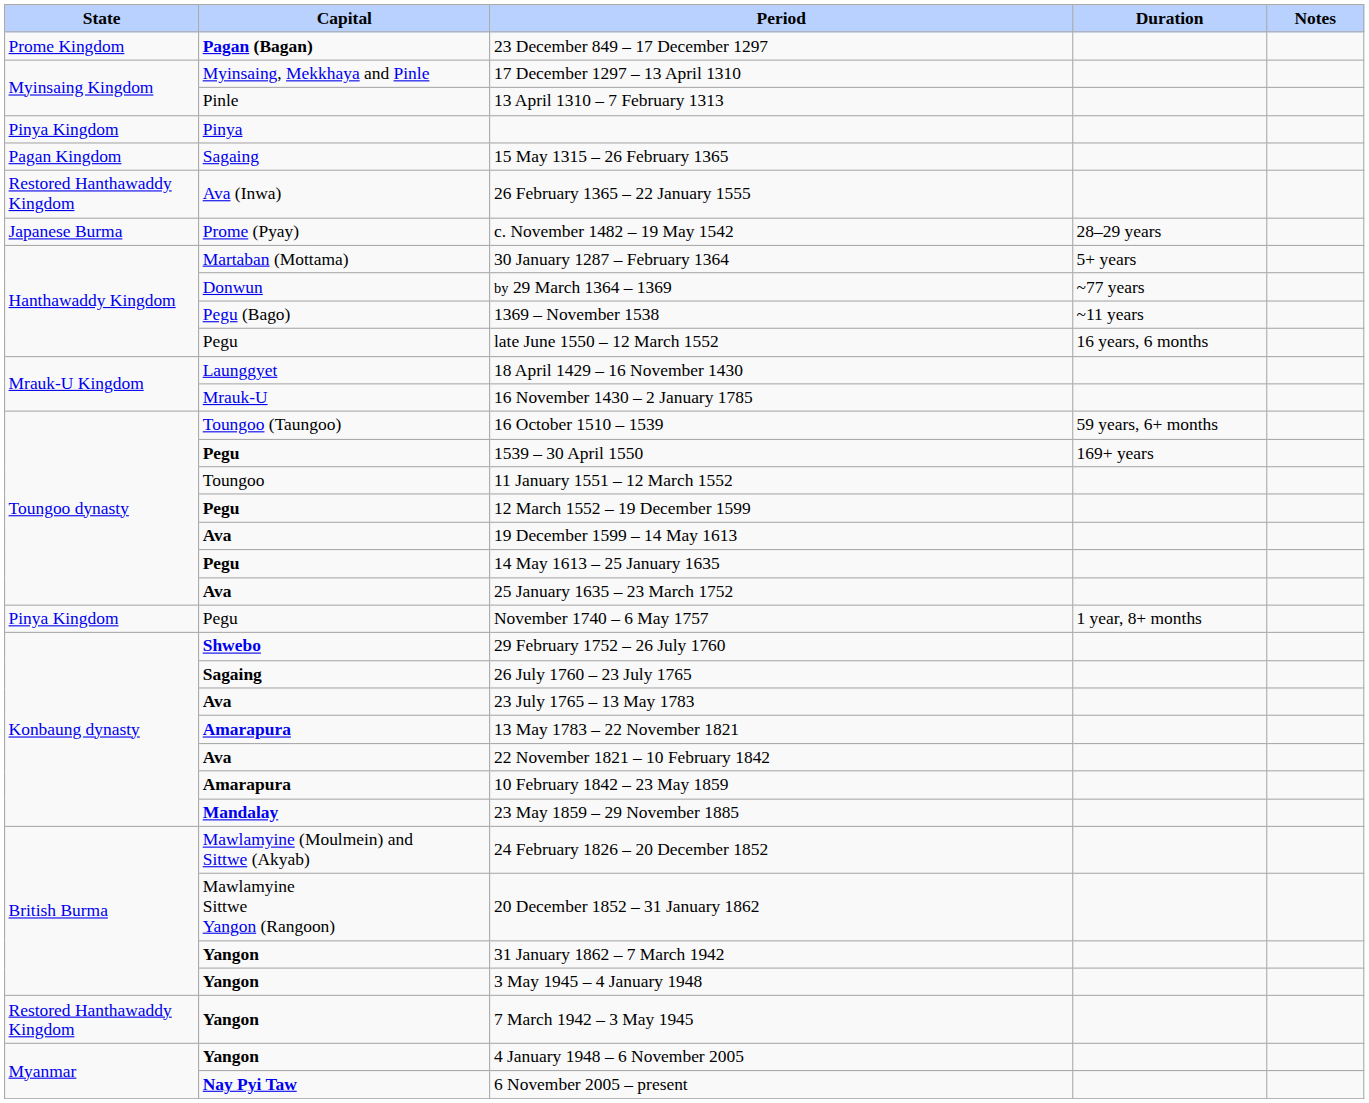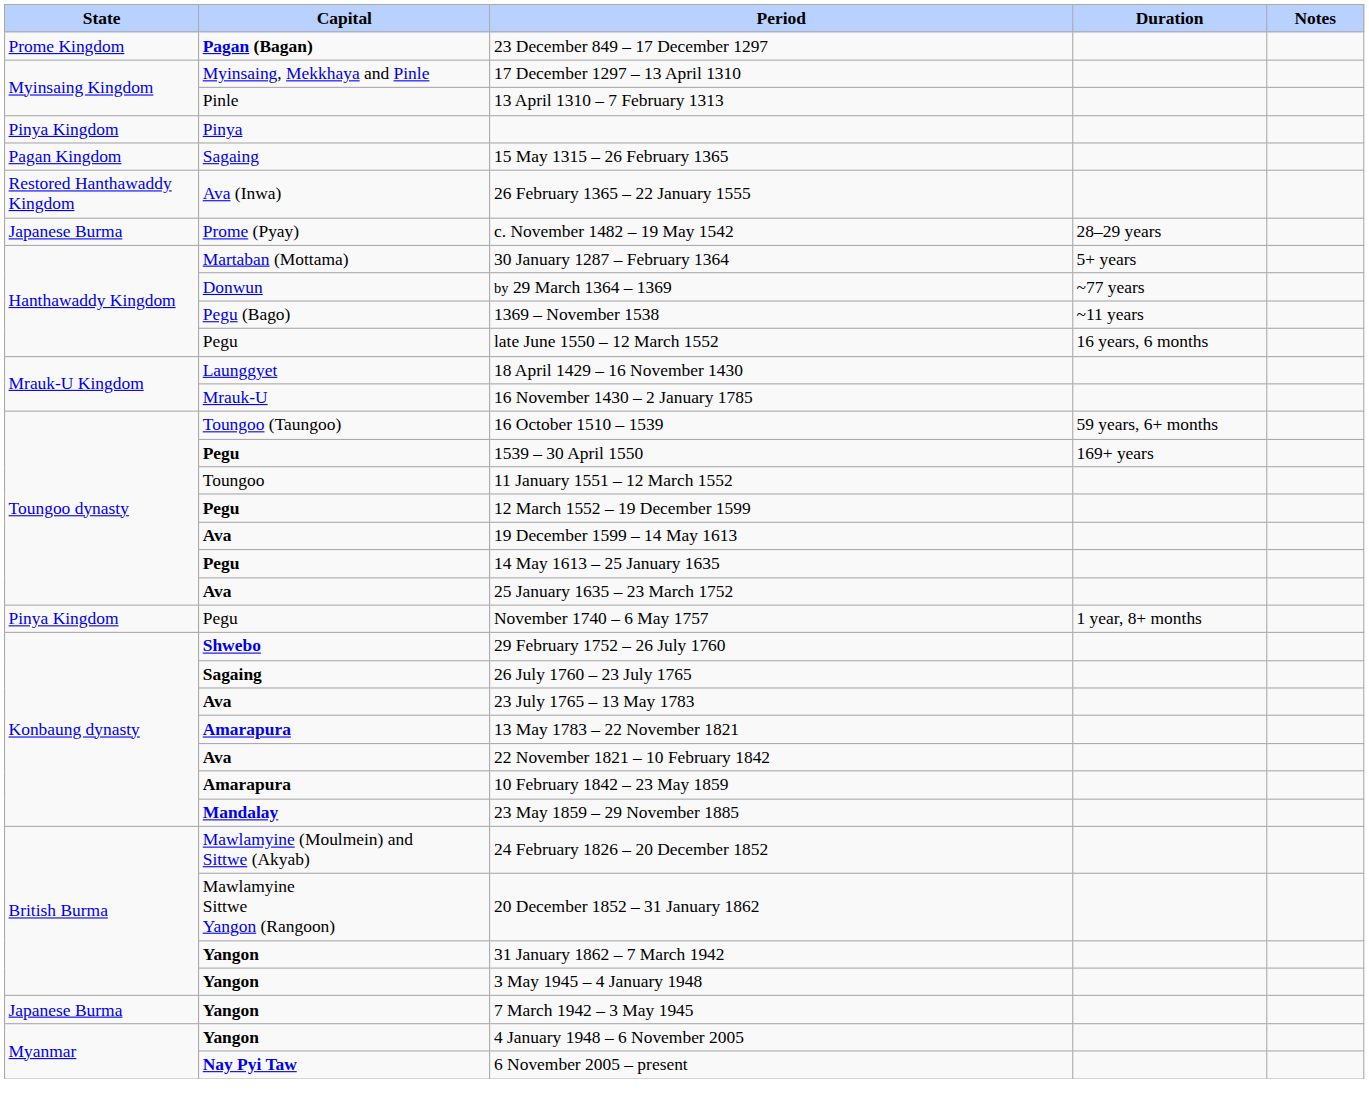(90, 1019) Restored Hanthawaddy Kingdom -> (65, 1009) Japanese Burma
